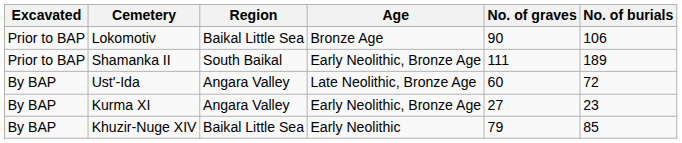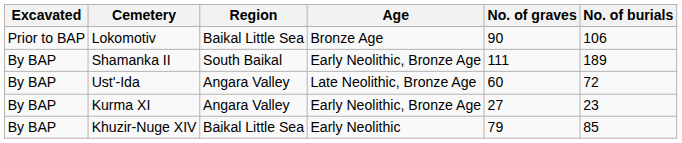(46, 60) Prior to BAP -> (32, 60) By BAP
